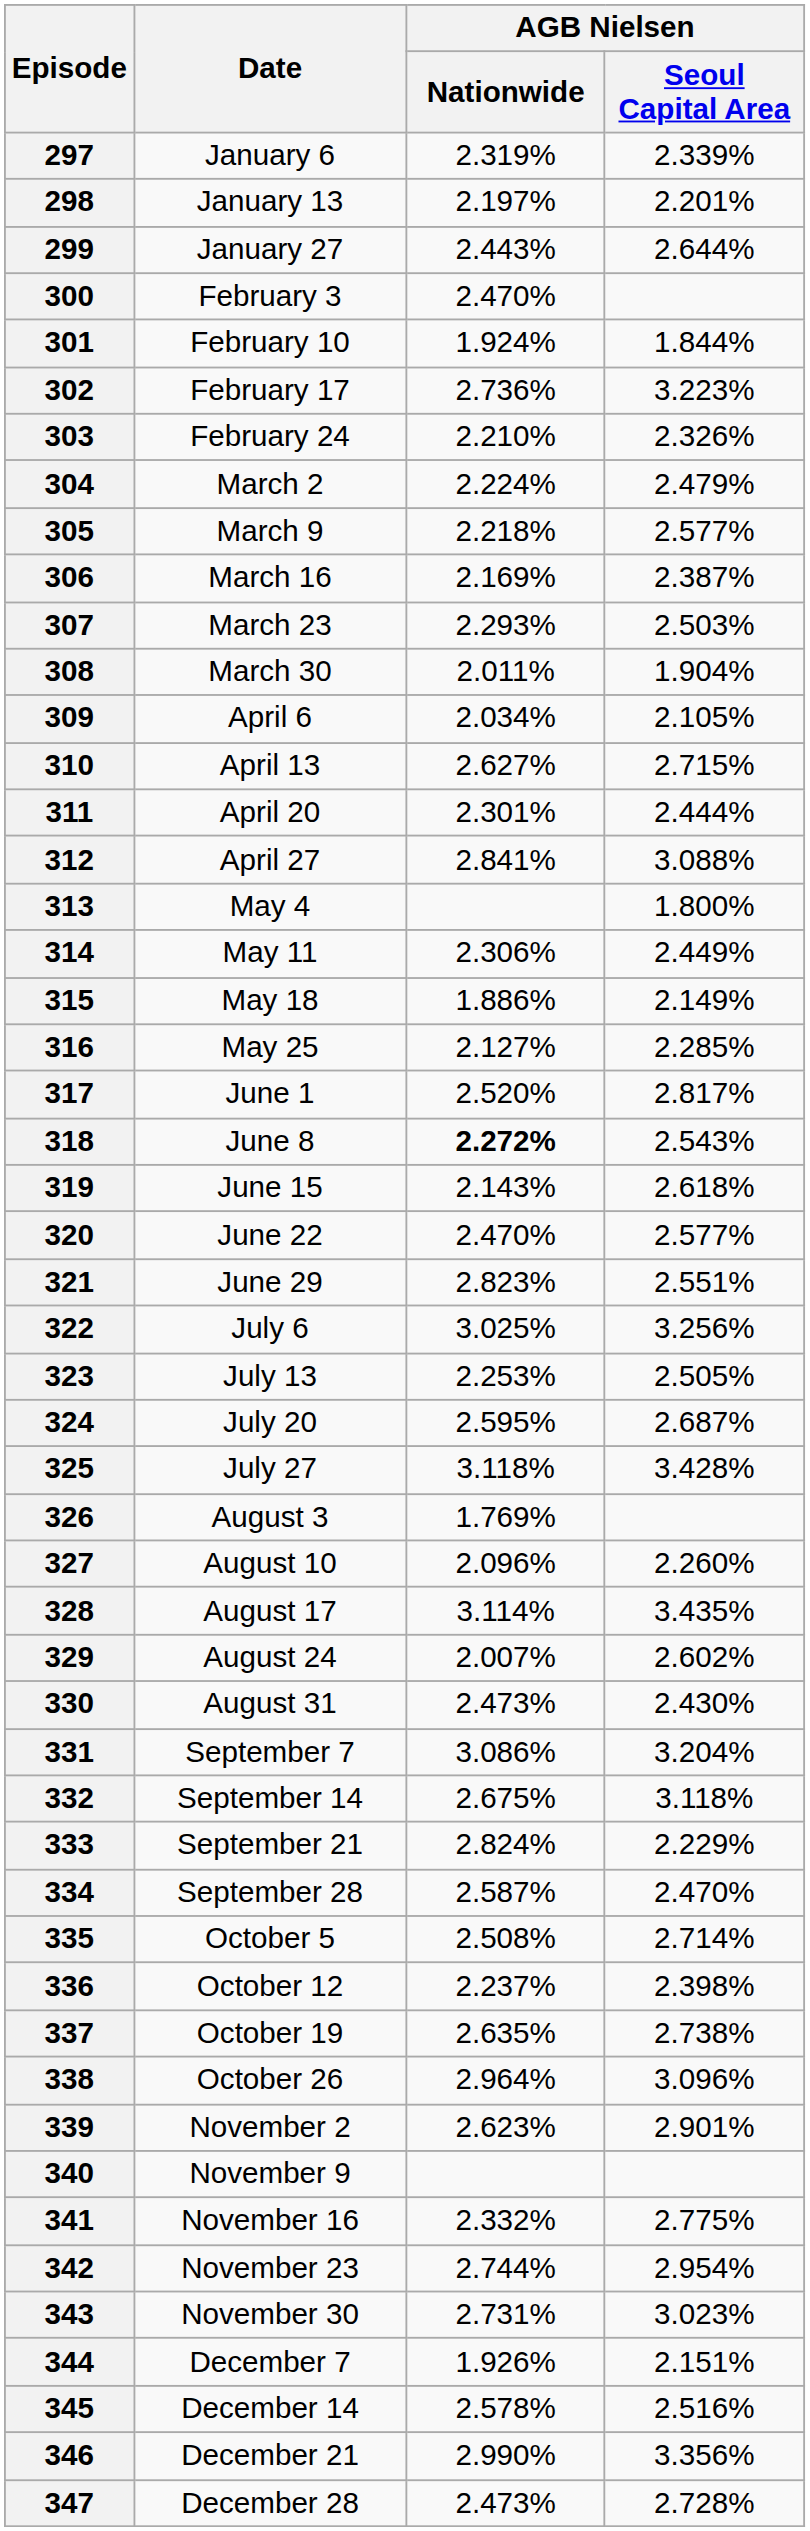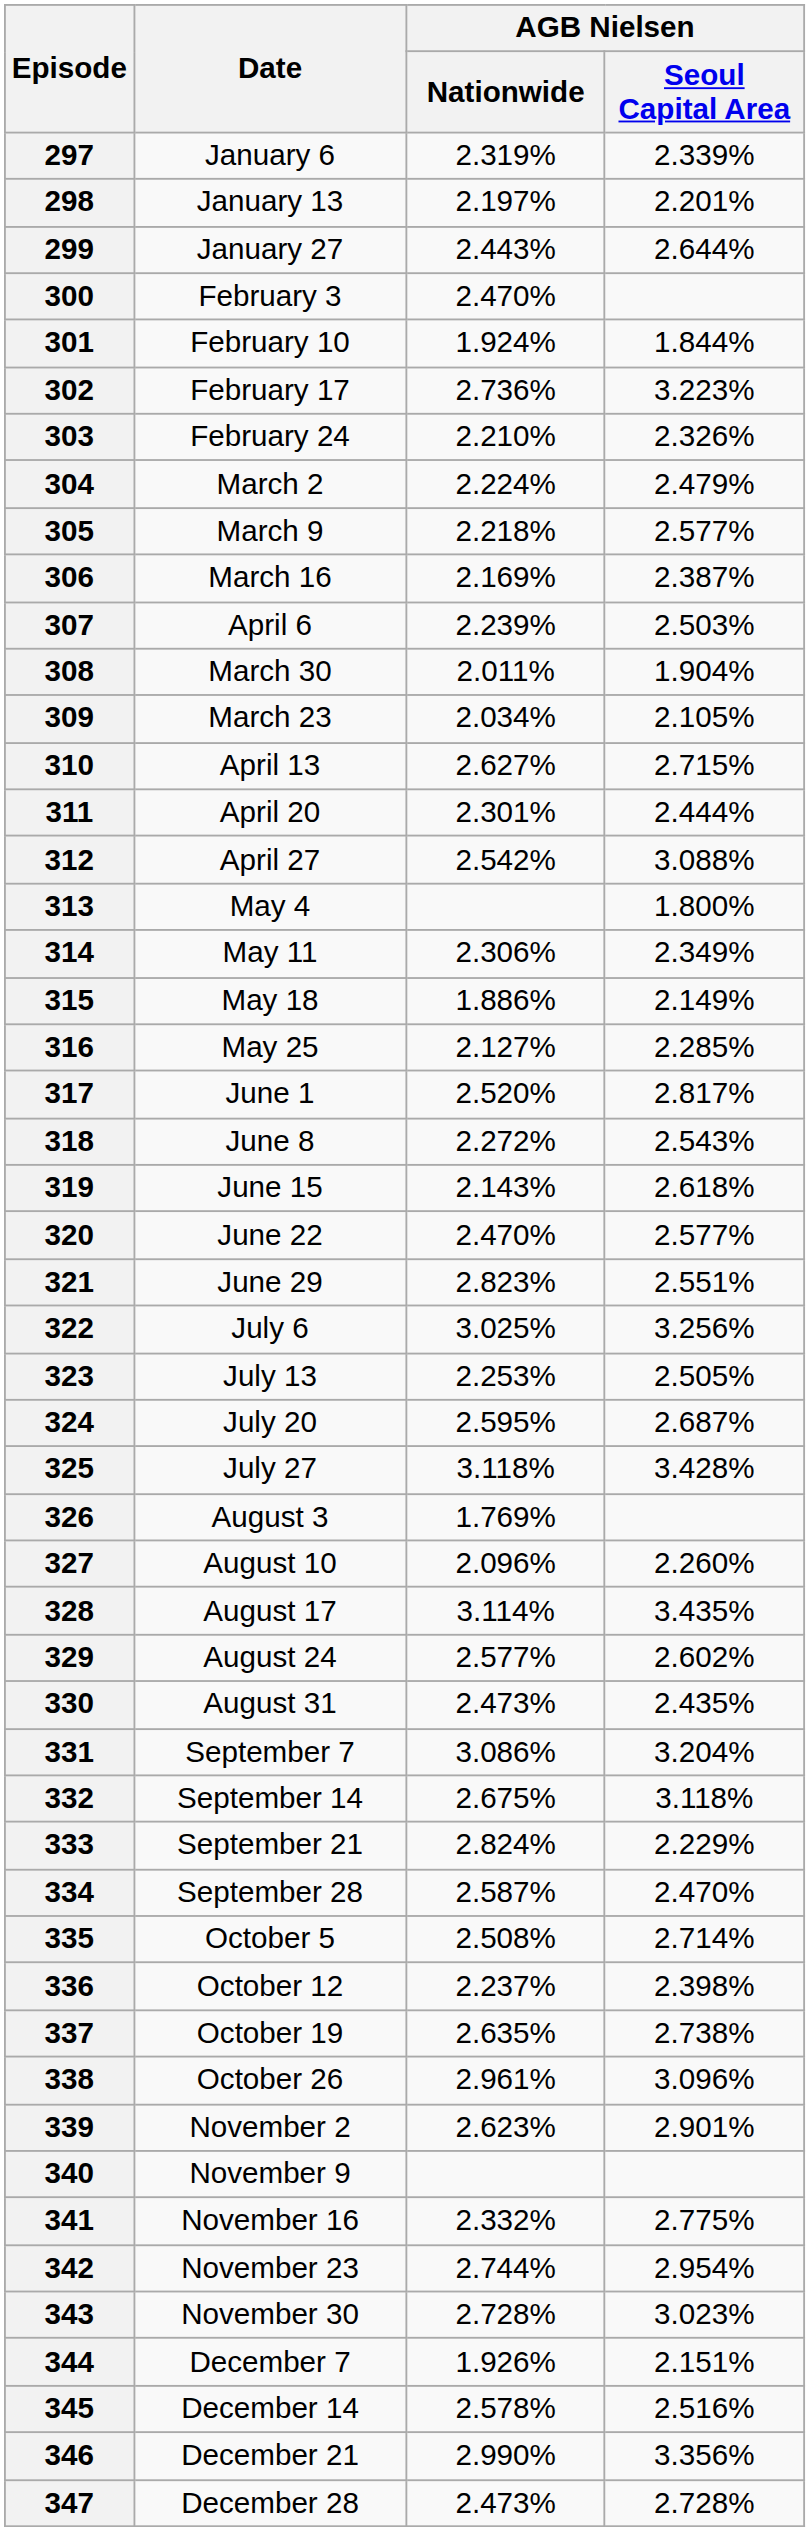(270, 624) March 23 -> (270, 624) April 6
(506, 624) 2.293% -> (506, 624) 2.239%
(270, 718) April 6 -> (270, 718) March 23
(506, 859) 2.841% -> (506, 859) 2.542%
(704, 953) 2.449% -> (704, 953) 2.349%
(506, 1140) bold -> (506, 1140) normal
(506, 1657) 2.007% -> (506, 1657) 2.577%
(704, 1704) 2.430% -> (704, 1704) 2.435%
(506, 2079) 2.964% -> (506, 2079) 2.961%
(506, 2314) 2.731% -> (506, 2314) 2.728%
